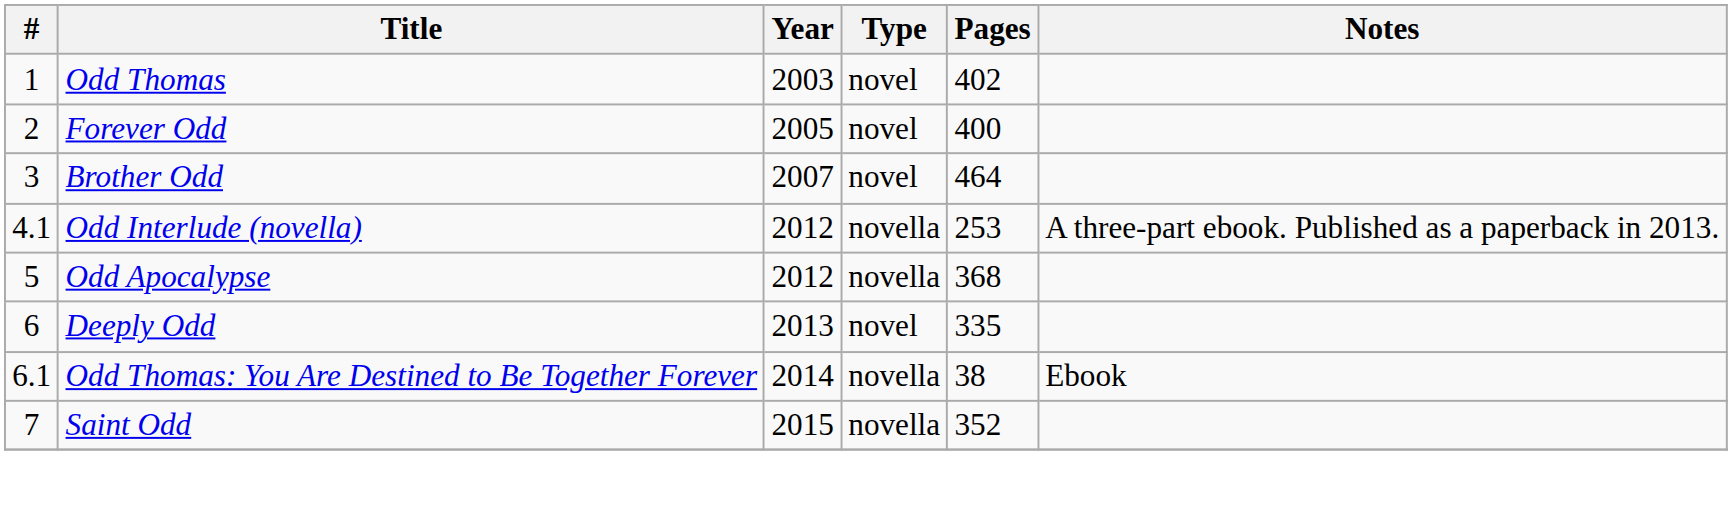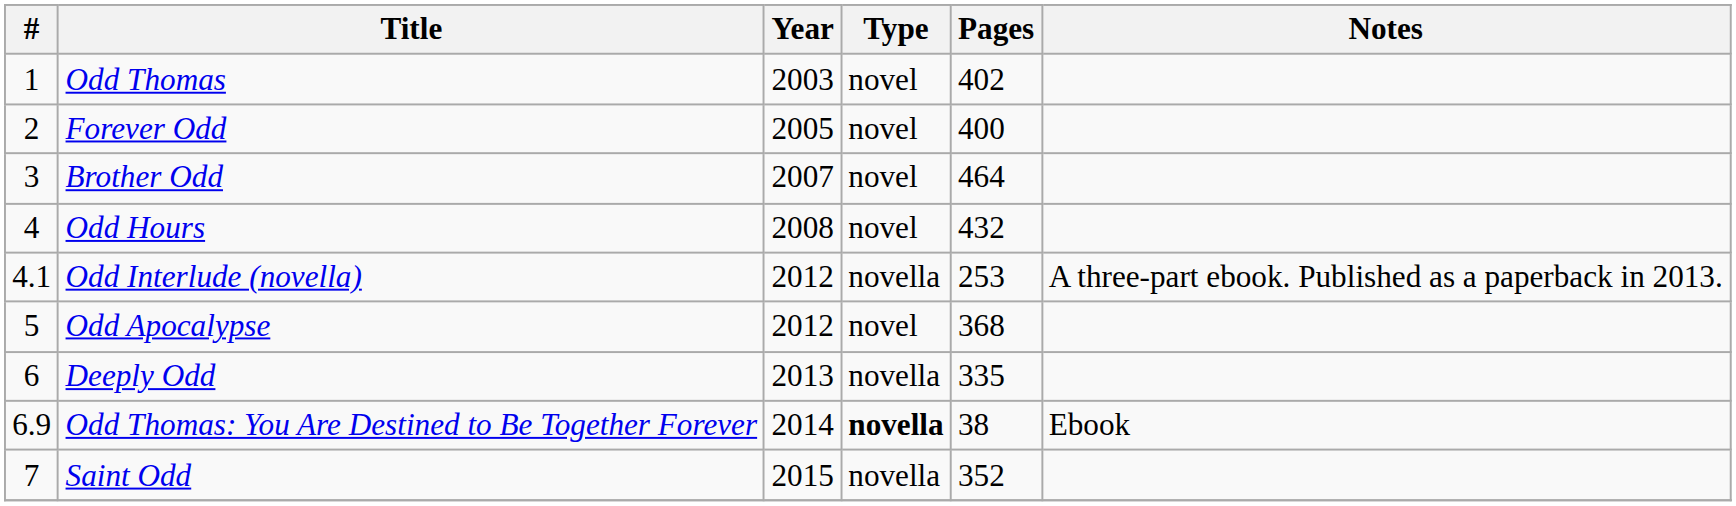+ row: (135, 227)
(894, 276) novella -> (883, 326) novel
(883, 326) novel -> (894, 375) novella
(32, 375) 6.1 -> (32, 425) 6.9
(894, 375) normal -> (896, 425) bold
